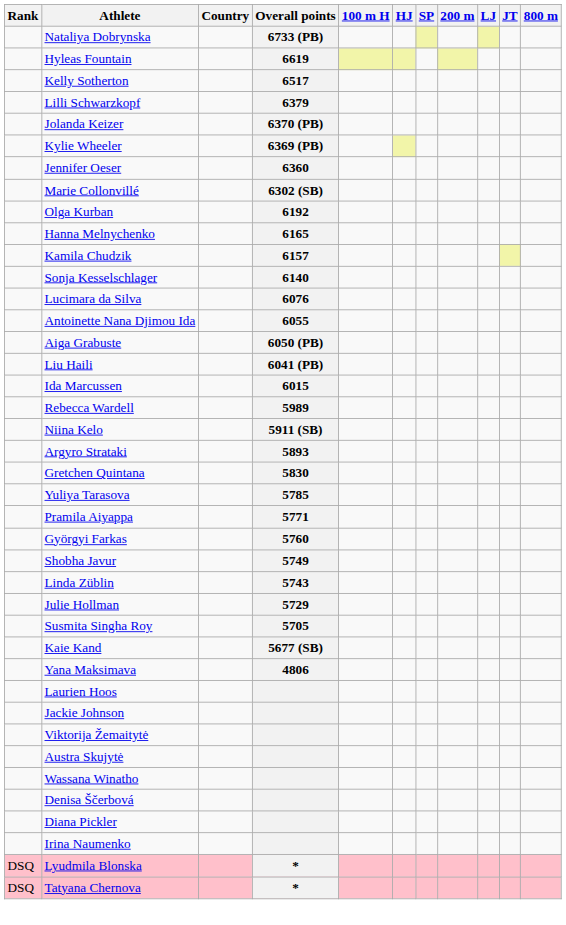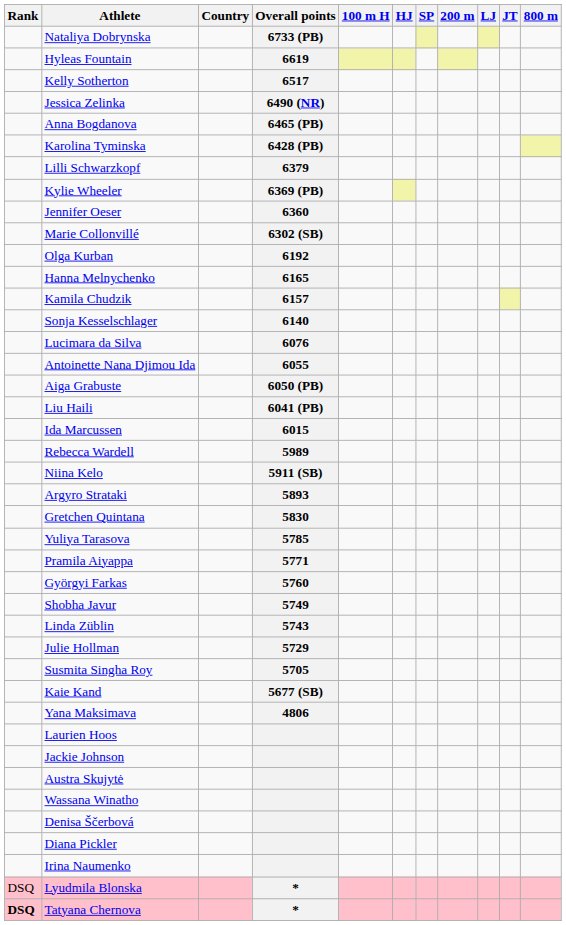+ row: (85, 102)
+ row: (91, 124)
+ row: (95, 146)
- row: (84, 124)
- row: (96, 735)
(21, 887) normal -> (21, 909) bold
